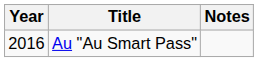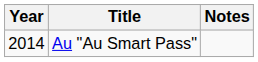(26, 43) 2016 -> (26, 43) 2014
